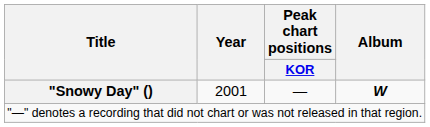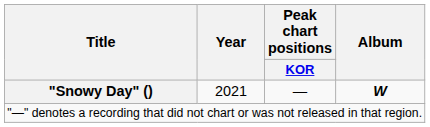(231, 91) 2001 -> (231, 91) 2021
